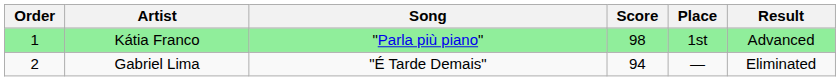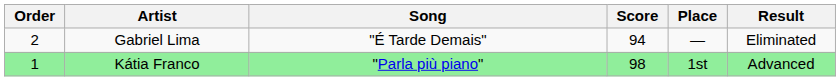rows swapped: (157, 40) <-> (157, 64)
